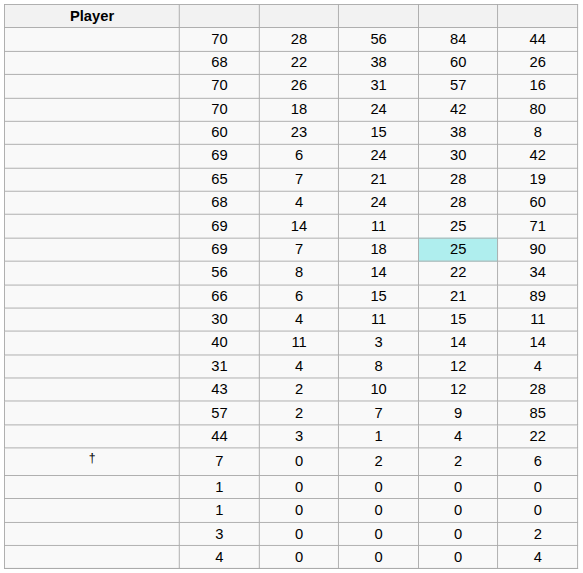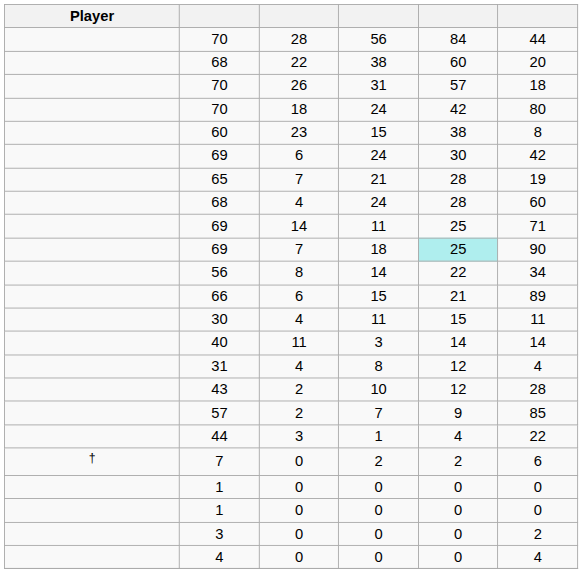(538, 62) 26 -> (538, 62) 20
(538, 86) 16 -> (538, 86) 18
